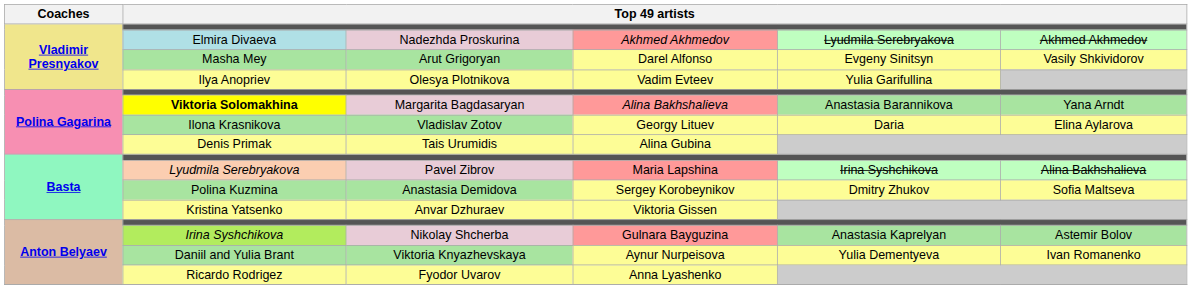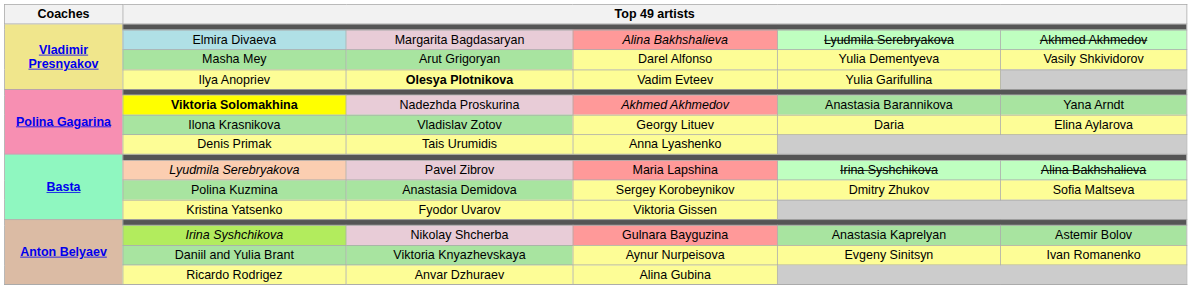(459, 39) Nadezhda Proskurina -> (459, 39) Margarita Bagdasaryan
(675, 39) Akhmed Akhmedov -> (675, 39) Alina Bakhshalieva
(889, 59) Evgeny Sinitsyn -> (889, 59) Yulia Dementyeva
(459, 79) normal -> (459, 79) bold
(459, 105) Margarita Bagdasaryan -> (459, 105) Nadezhda Proskurina
(675, 105) Alina Bakhshalieva -> (675, 105) Akhmed Akhmedov
(675, 144) Alina Gubina -> (675, 144) Anna Lyashenko
(459, 209) Anvar Dzhuraev -> (460, 209) Fyodor Uvarov
(889, 255) Yulia Dementyeva -> (889, 255) Evgeny Sinitsyn
(460, 274) Fyodor Uvarov -> (459, 274) Anvar Dzhuraev
(675, 274) Anna Lyashenko -> (675, 274) Alina Gubina
